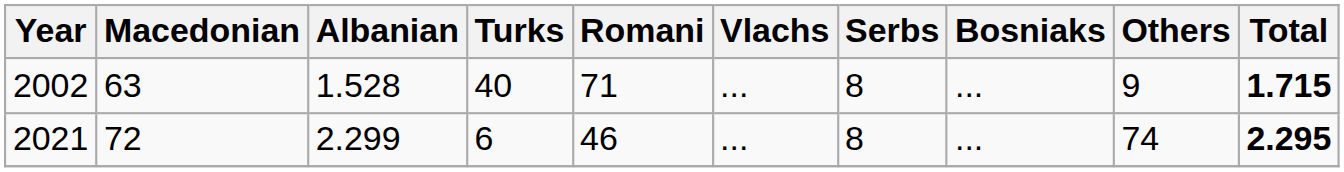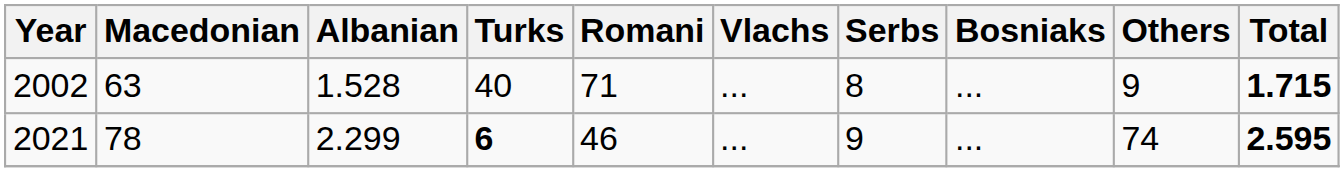(123, 138) 72 -> (123, 138) 78
(484, 138) normal -> (484, 138) bold
(854, 138) 8 -> (854, 138) 9
(1289, 138) 2.295 -> (1289, 138) 2.595
